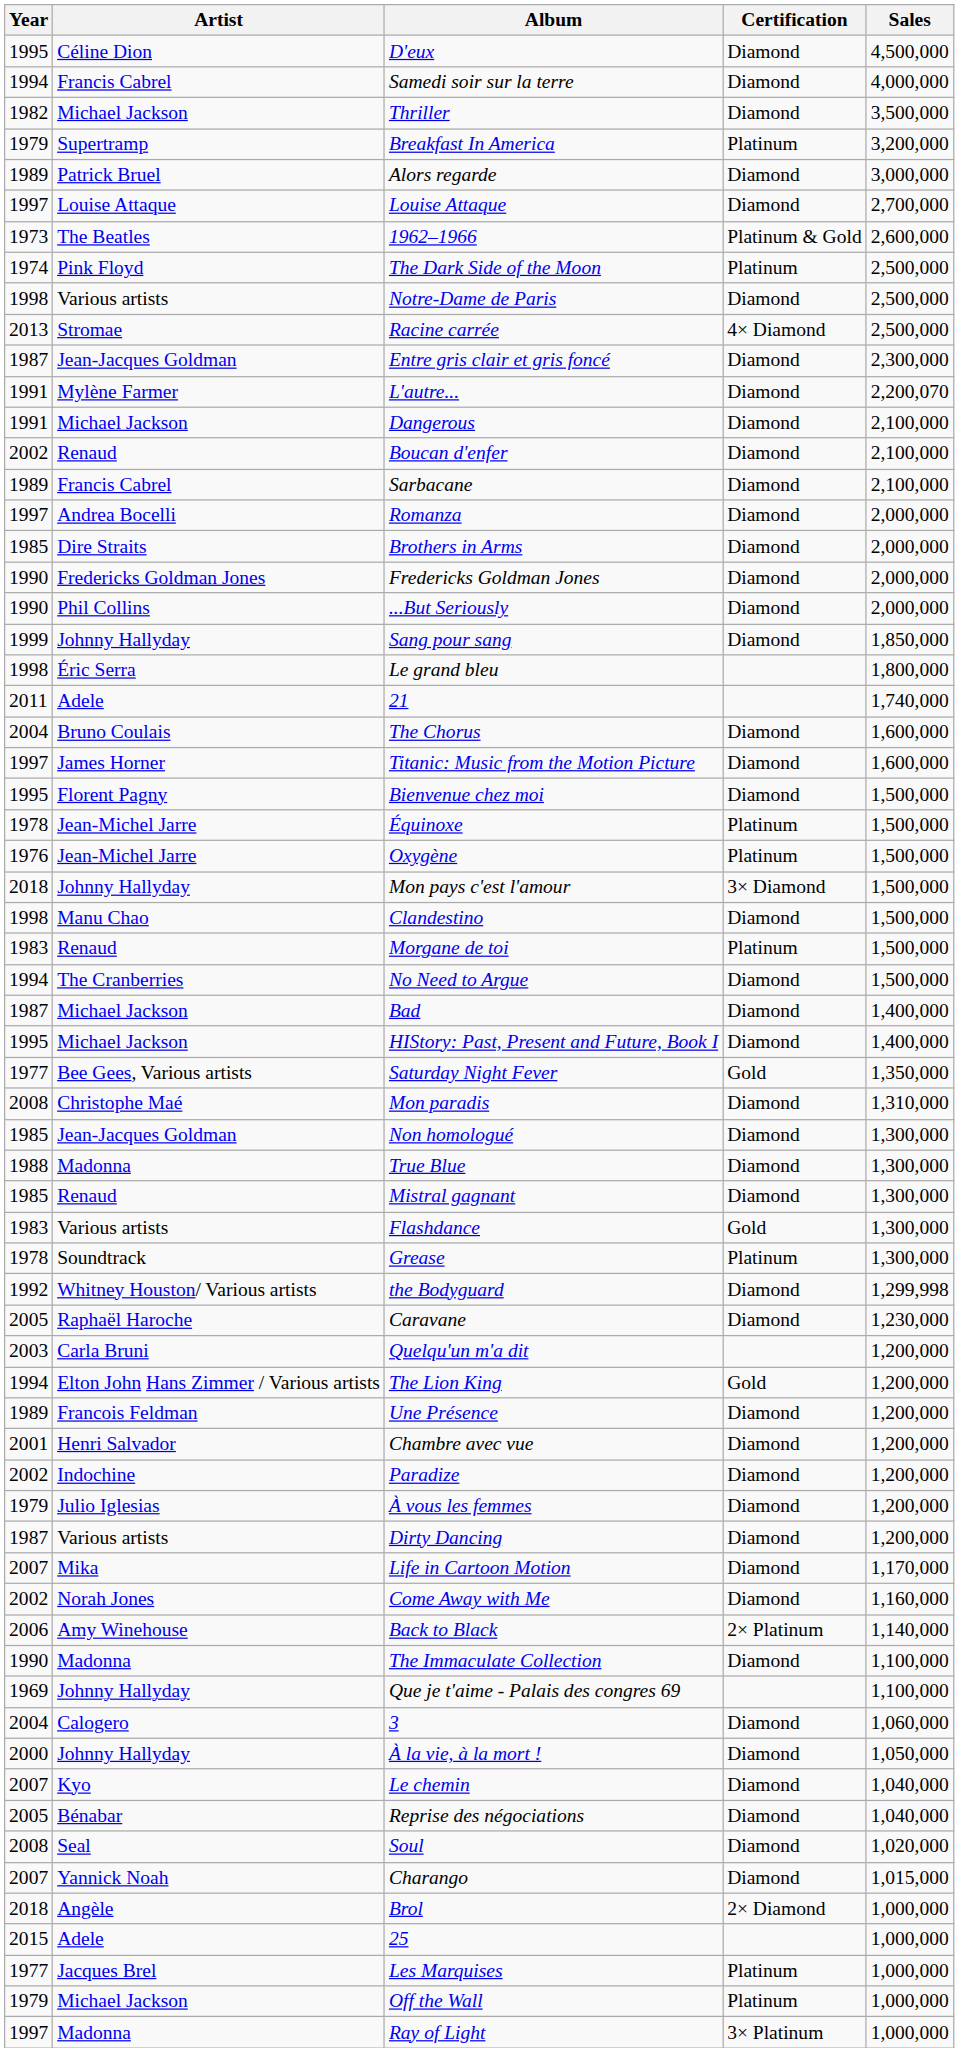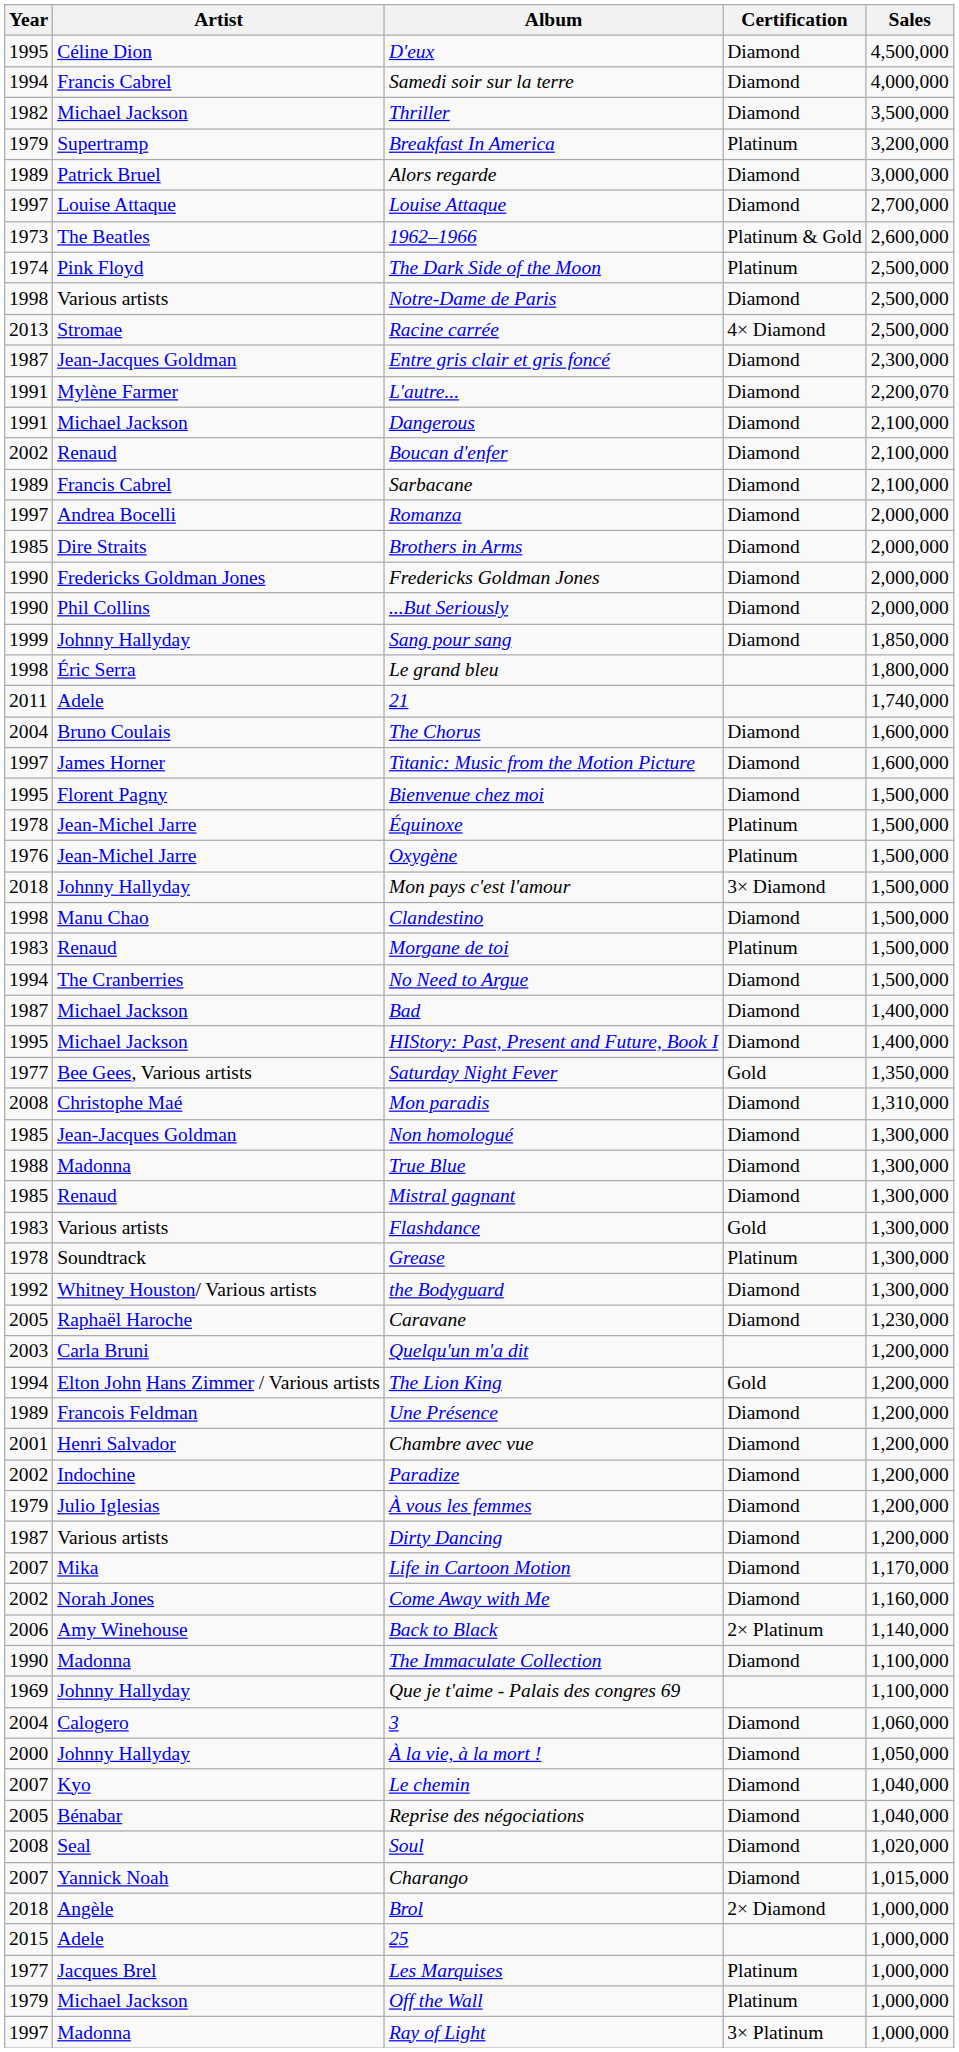(910, 1289) 1,299,998 -> (910, 1289) 1,300,000
